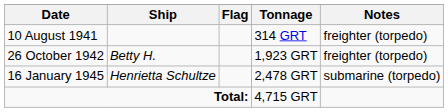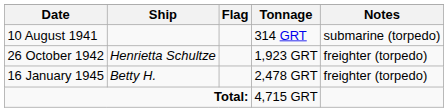(375, 35) freighter (torpedo) -> (382, 35) submarine (torpedo)
(133, 55) Betty H. -> (163, 55) Henrietta Schultze
(163, 76) Henrietta Schultze -> (133, 76) Betty H.
(382, 76) submarine (torpedo) -> (375, 76) freighter (torpedo)
